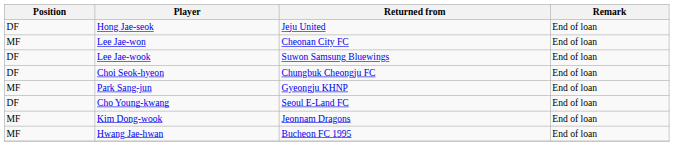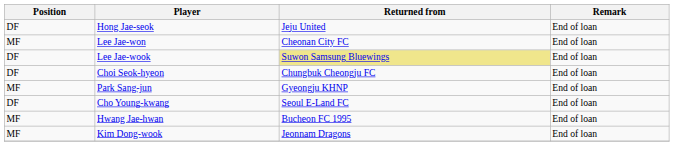(335, 57) no background -> (335, 57) khaki background
rows swapped: (130, 133) <-> (130, 118)
